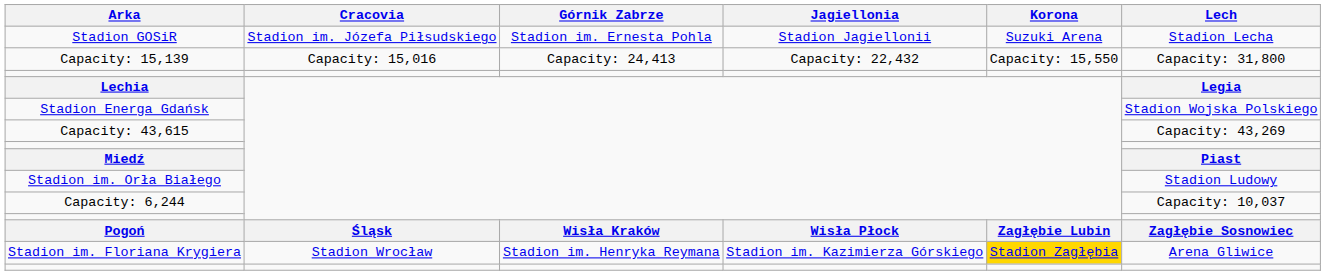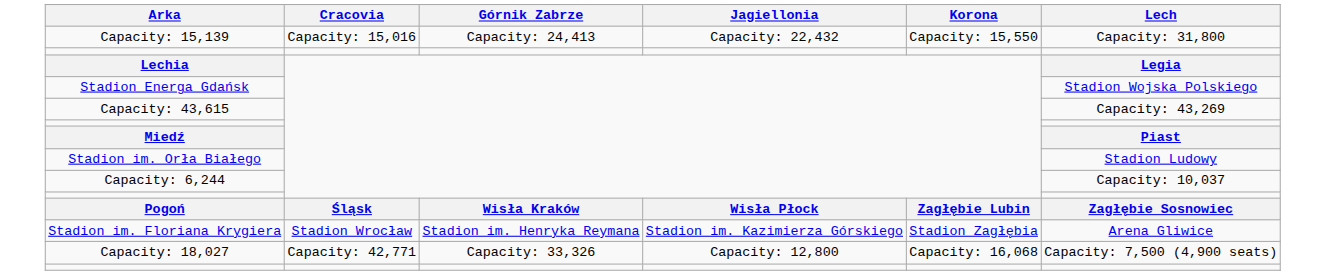- row: (125, 37)
(1054, 253) gold background -> (974, 231) no background
+ row: (165, 253)
